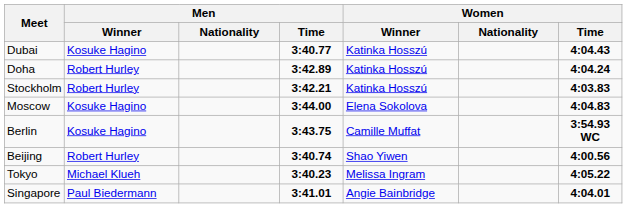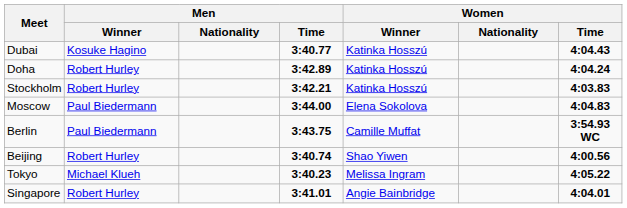(107, 106) Kosuke Hagino -> (112, 106) Paul Biedermann
(107, 131) Kosuke Hagino -> (112, 131) Paul Biedermann
(112, 193) Paul Biedermann -> (103, 193) Robert Hurley
